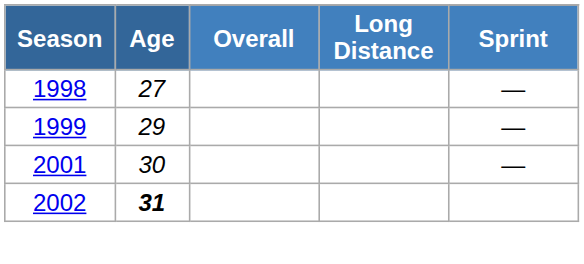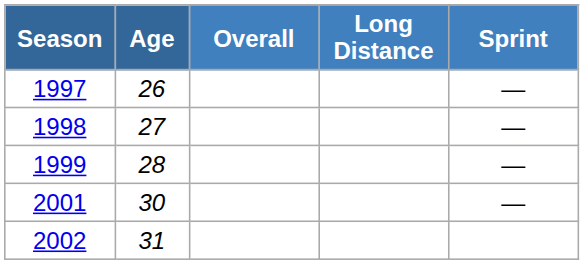+ row: (60, 89)
(152, 127) 29 -> (152, 165) 28
(152, 203) bold -> (152, 241) normal
